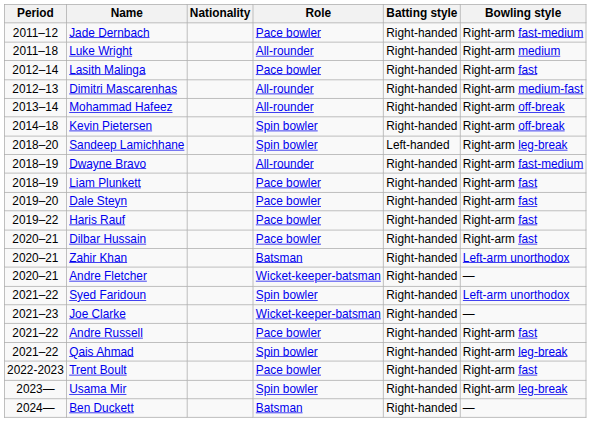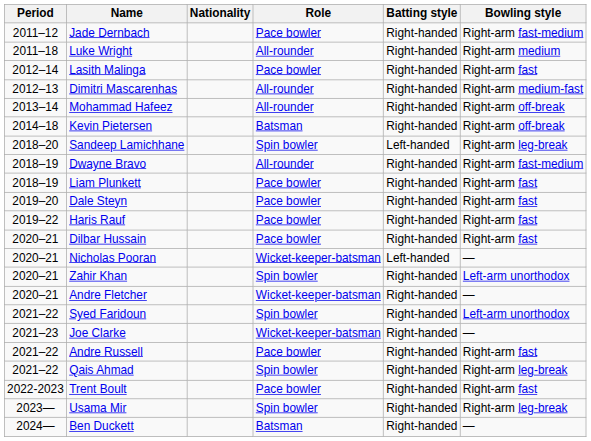(287, 126) Spin bowler -> (279, 126) Batsman
+ row: (113, 257)
(279, 257) Batsman -> (287, 276) Spin bowler
